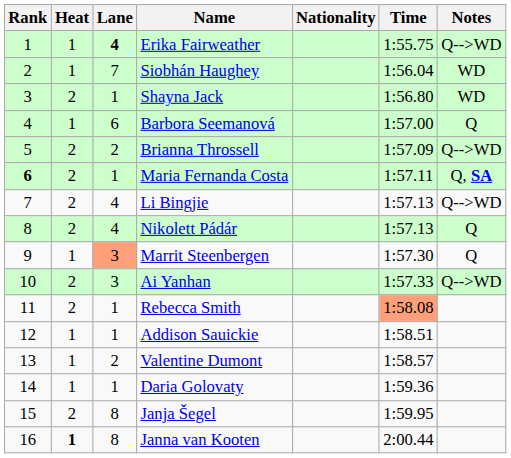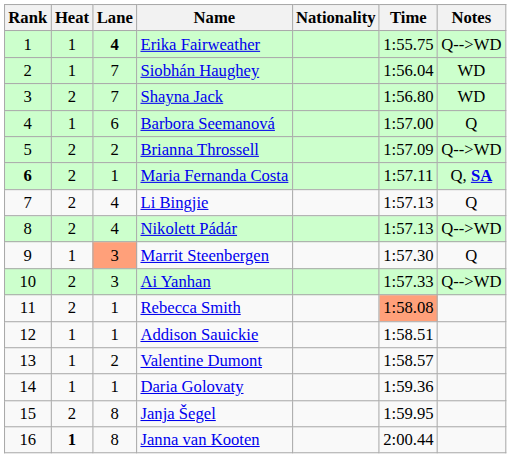(115, 96) 1 -> (115, 96) 7
(471, 202) Q-->WD -> (471, 202) Q
(471, 228) Q -> (471, 228) Q-->WD
